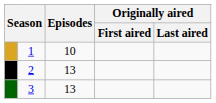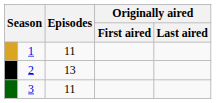(70, 51) 10 -> (70, 51) 11
(70, 88) 13 -> (70, 88) 11
